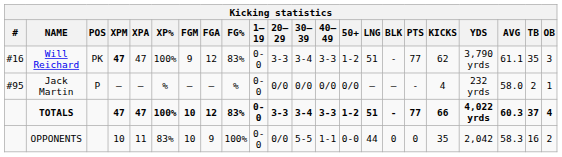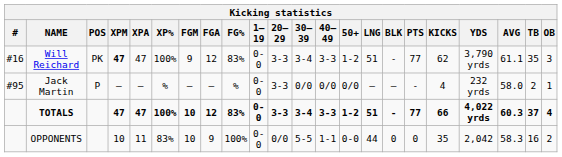(280, 86) 0/0 -> (280, 86) 3-3
